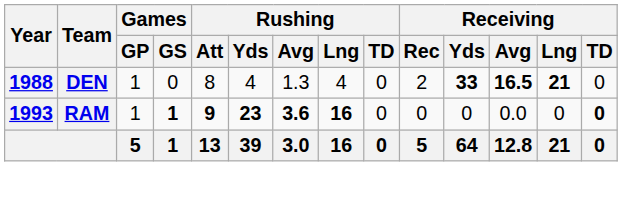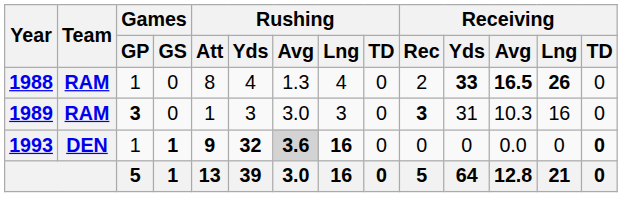(87, 82) DEN -> (87, 82) RAM
(559, 82) 21 -> (559, 82) 26
+ row: (31, 113)
(87, 113) RAM -> (87, 144) DEN
(250, 113) 23 -> (250, 144) 32
(296, 113) no background -> (296, 144) lightgrey background
